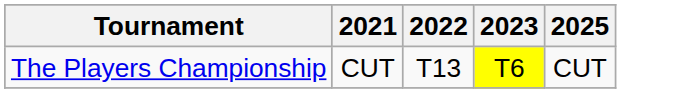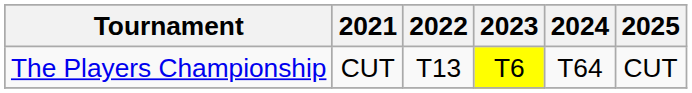+ column: (580, 26)
